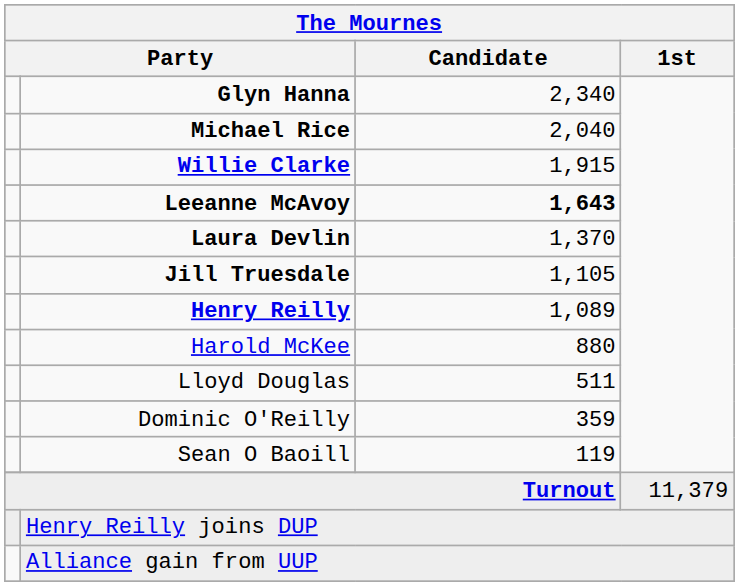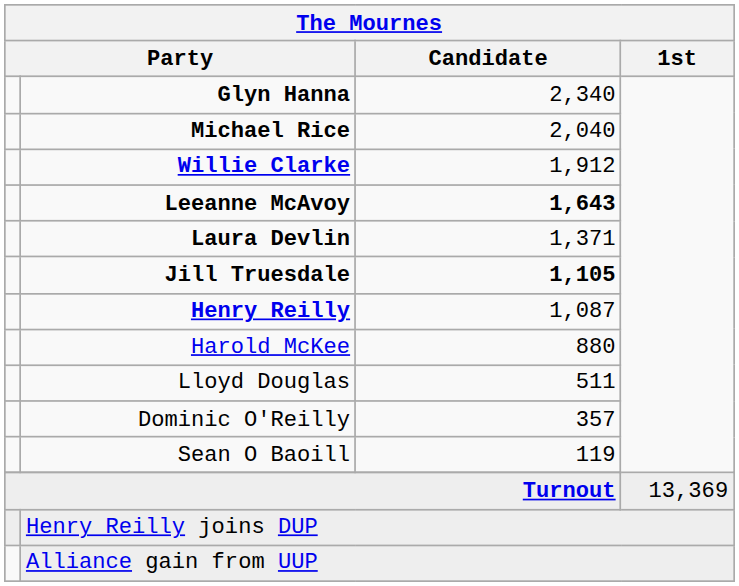(582, 167) 1,915 -> (582, 167) 1,912
(582, 239) 1,370 -> (582, 239) 1,371
(582, 275) normal -> (582, 275) bold
(582, 311) 1,089 -> (582, 311) 1,087
(596, 419) 359 -> (596, 419) 357
(688, 491) 11,379 -> (688, 491) 13,369
